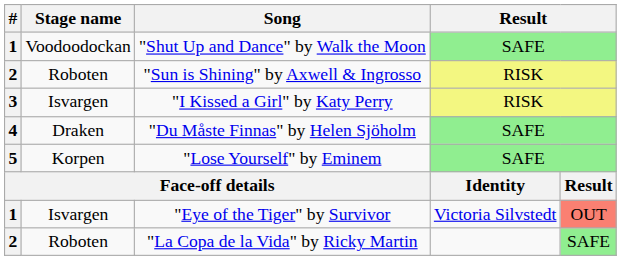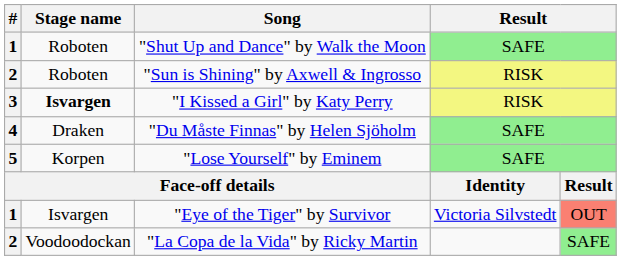(78, 46) Voodoodockan -> (78, 46) Roboten
(78, 102) normal -> (78, 102) bold
(78, 241) Roboten -> (78, 241) Voodoodockan
